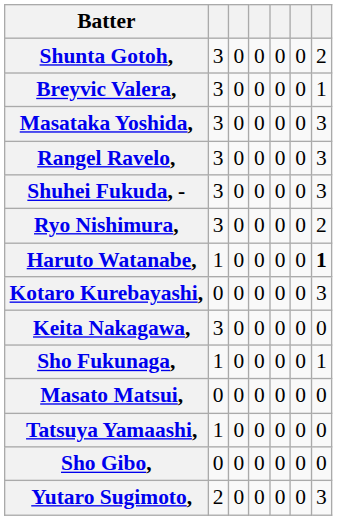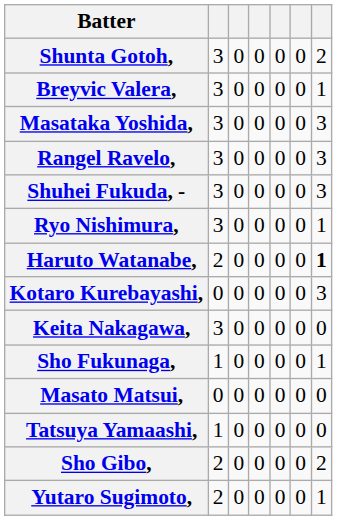(321, 225) 2 -> (321, 225) 1
(218, 259) 1 -> (218, 259) 2
(218, 463) 0 -> (218, 463) 2
(321, 463) 0 -> (321, 463) 2
(321, 497) 3 -> (321, 497) 1
